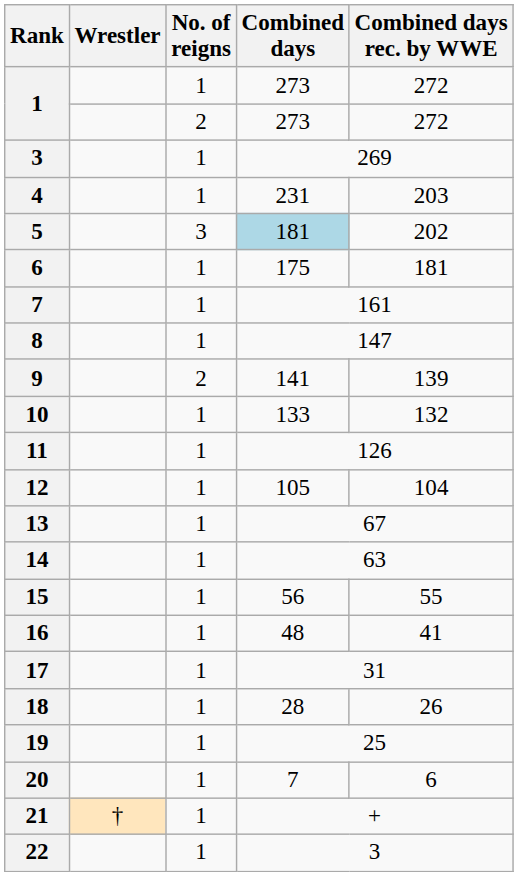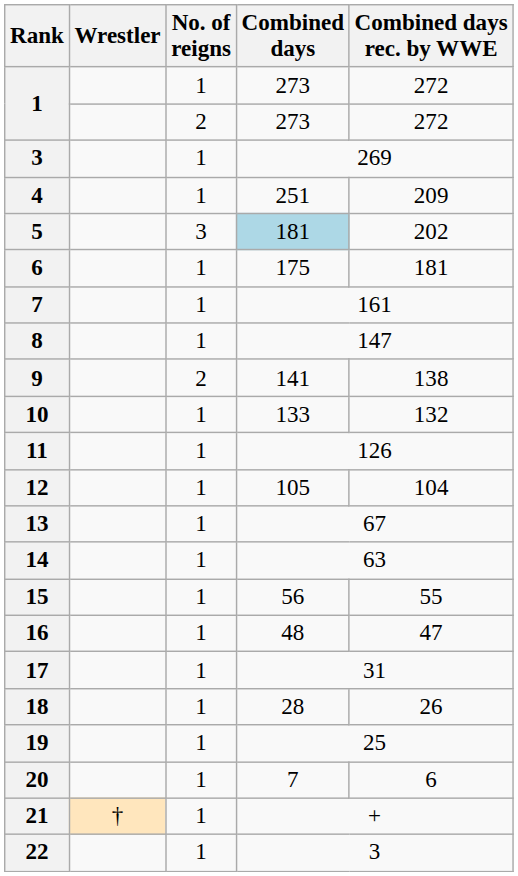(293, 194) 231 -> (293, 194) 251
(431, 194) 203 -> (431, 194) 209
(431, 377) 139 -> (431, 377) 138
(431, 633) 41 -> (431, 633) 47
